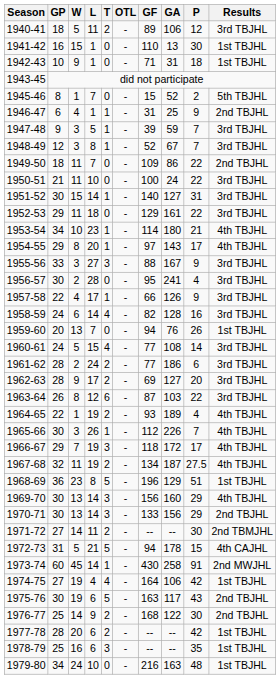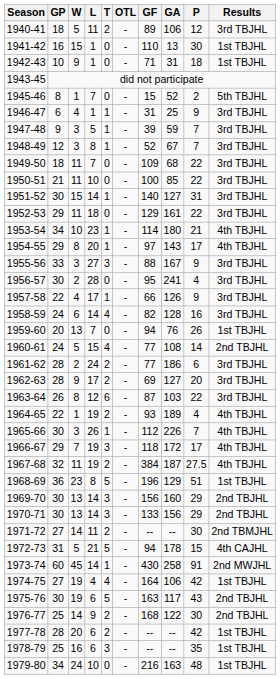(242, 113) 2nd TBJHL -> (242, 113) 3rd TBJHL
(172, 163) 86 -> (172, 163) 68
(242, 163) 2nd TBJHL -> (242, 163) 3rd TBJHL
(172, 180) 24 -> (172, 180) 85
(242, 347) 3rd TBJHL -> (242, 347) 2nd TBJHL
(150, 465) 134 -> (150, 465) 384
(242, 498) 4th TBJHL -> (242, 498) 2nd TBJHL
